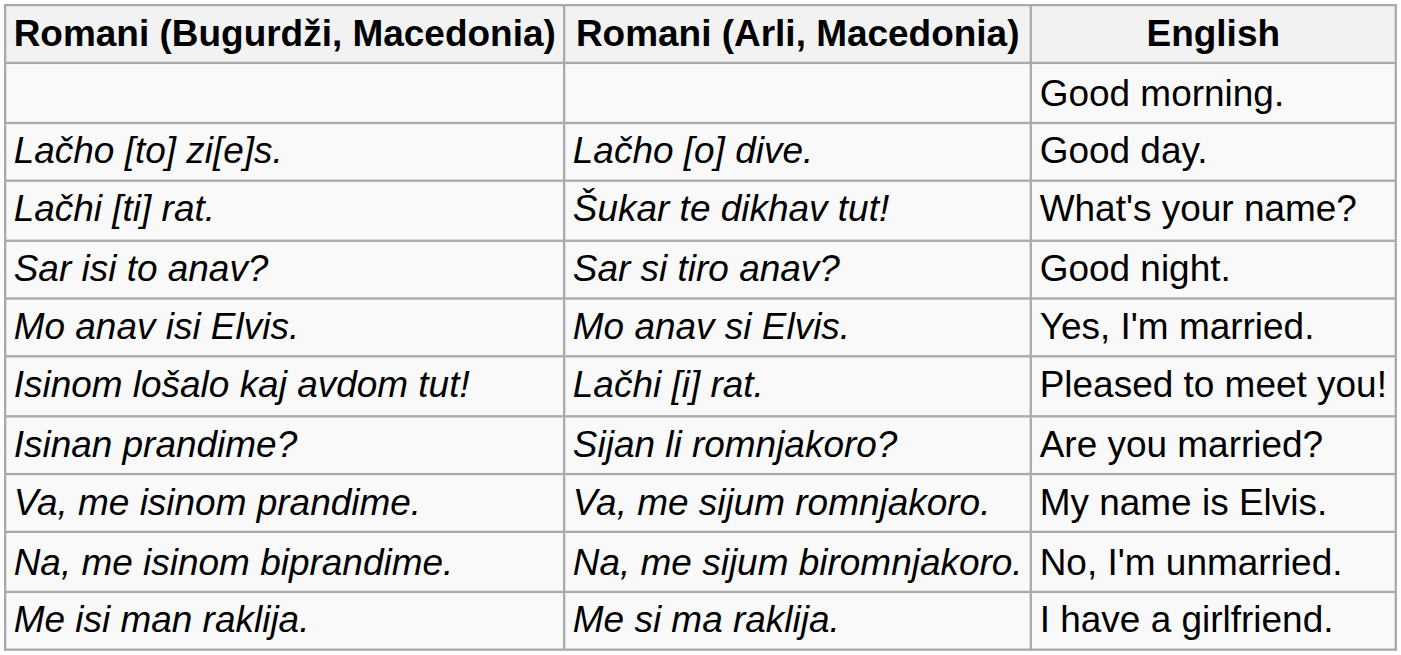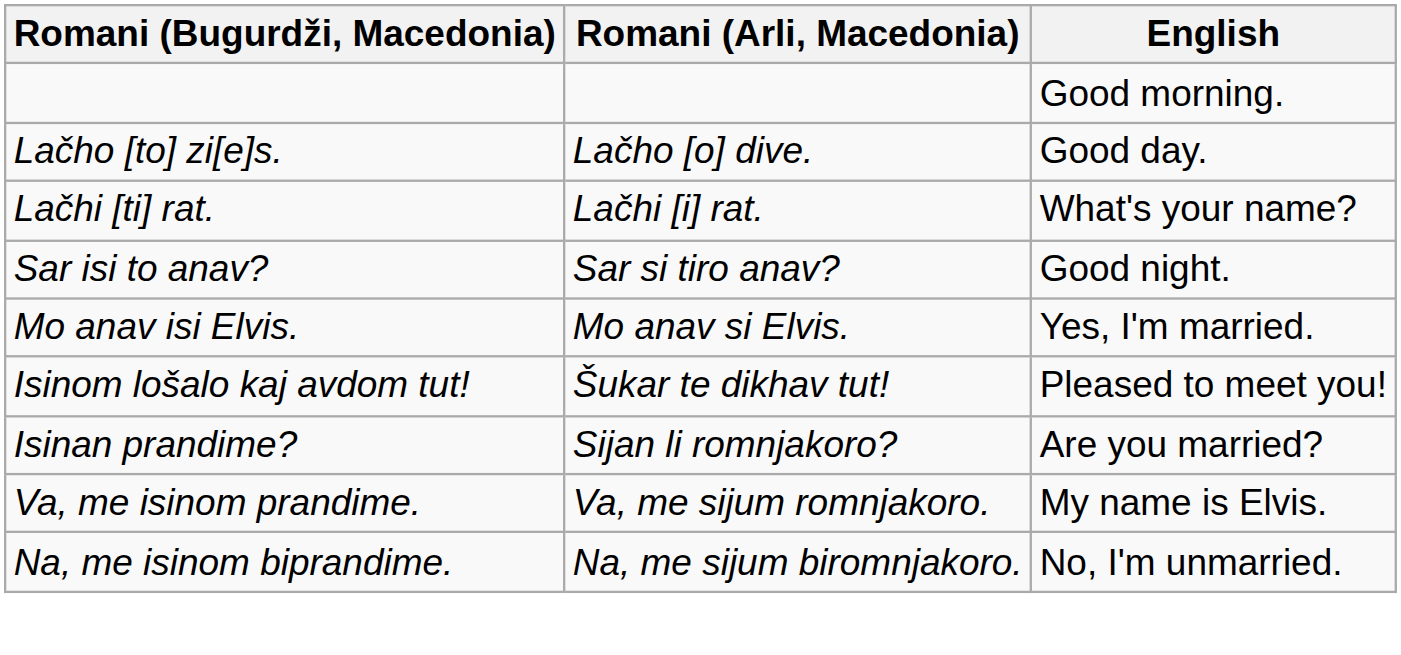(731, 209) Šukar te dikhav tut! -> (668, 209) Lačhi [i] rat.
(668, 385) Lačhi [i] rat. -> (731, 385) Šukar te dikhav tut!
- row: (162, 619)
